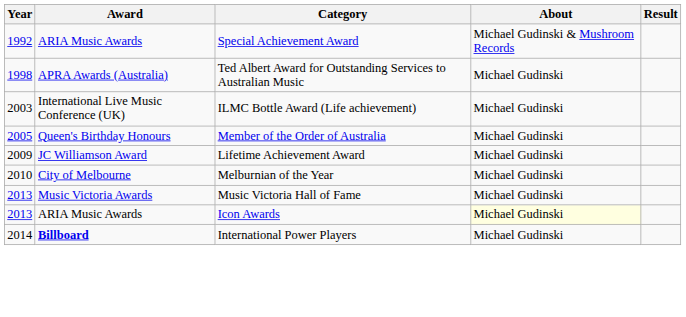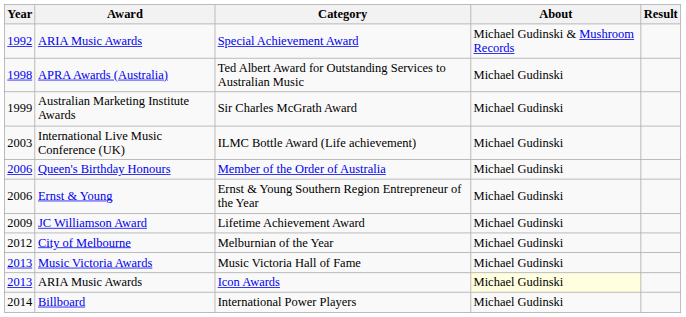+ row: (287, 108)
(20, 135) 2005 -> (20, 169) 2006
+ row: (340, 196)
(20, 175) 2010 -> (20, 242) 2012
(63, 234) bold -> (62, 302) normal
